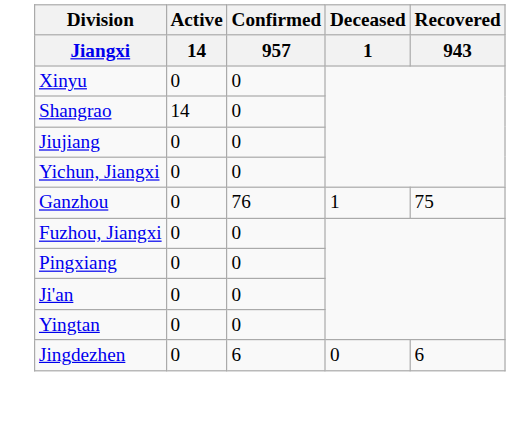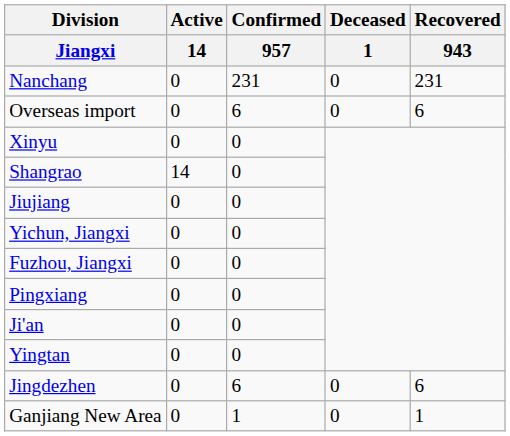+ row: (48, 80)
+ row: (72, 111)
- row: (74, 202)
+ row: (85, 415)
